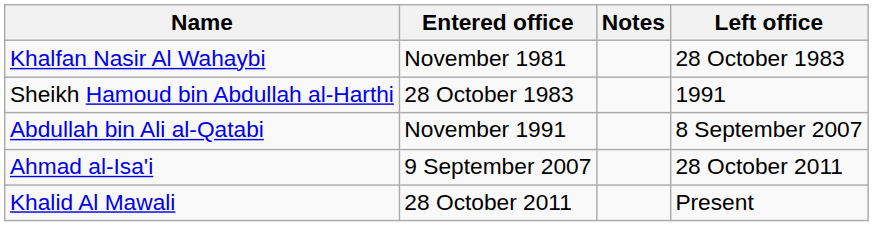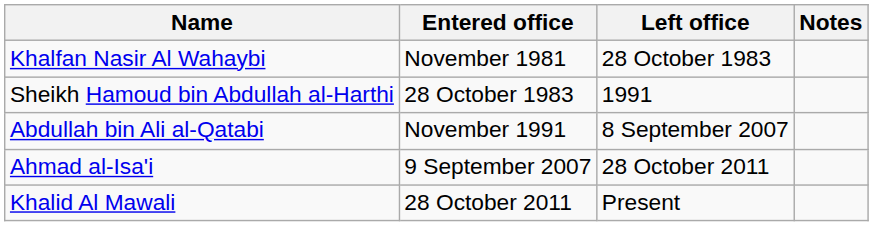columns swapped: (769, 22) <-> (633, 22)
